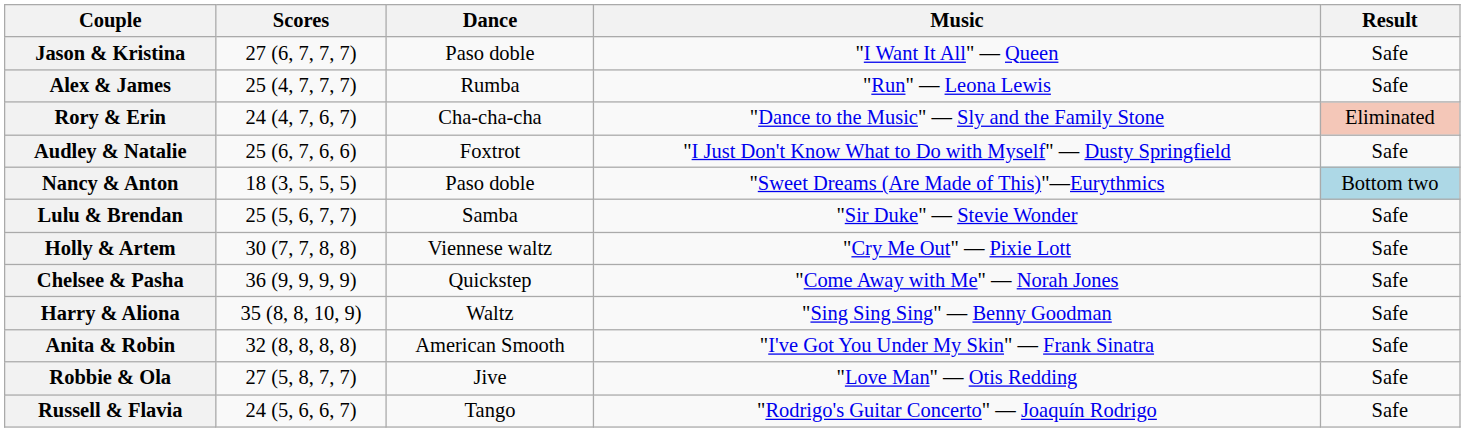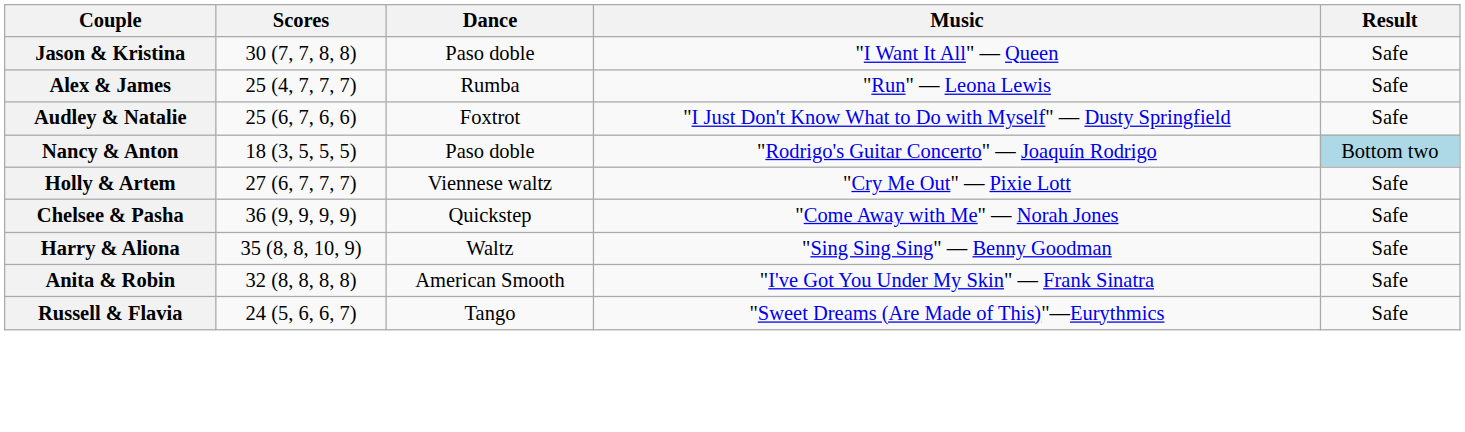(301, 53) 27 (6, 7, 7, 7) -> (301, 53) 30 (7, 7, 8, 8)
- row: (110, 118)
(957, 183) "Sweet Dreams (Are Made of This)"—Eurythmics -> (957, 150) "Rodrigo's Guitar Concerto" — Joaquín Rodrigo
- row: (110, 215)
(301, 248) 30 (7, 7, 8, 8) -> (301, 183) 27 (6, 7, 7, 7)
- row: (110, 378)
(957, 410) "Rodrigo's Guitar Concerto" — Joaquín Rodrigo -> (957, 313) "Sweet Dreams (Are Made of This)"—Eurythmics
